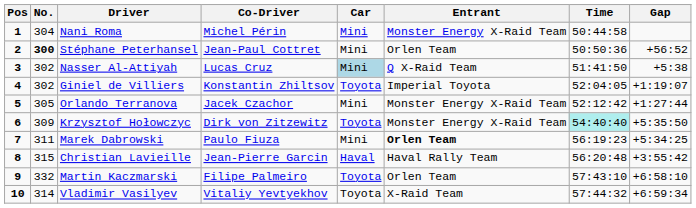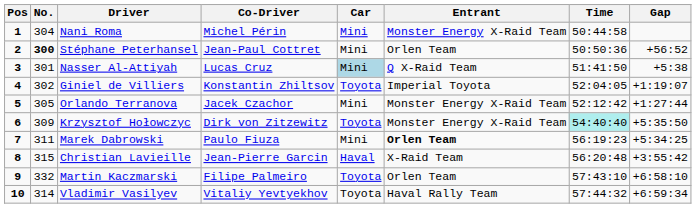(44, 68) 302 -> (44, 68) 301
(442, 158) Haval Rally Team -> (425, 158) X-Raid Team
(425, 195) X-Raid Team -> (442, 195) Haval Rally Team
